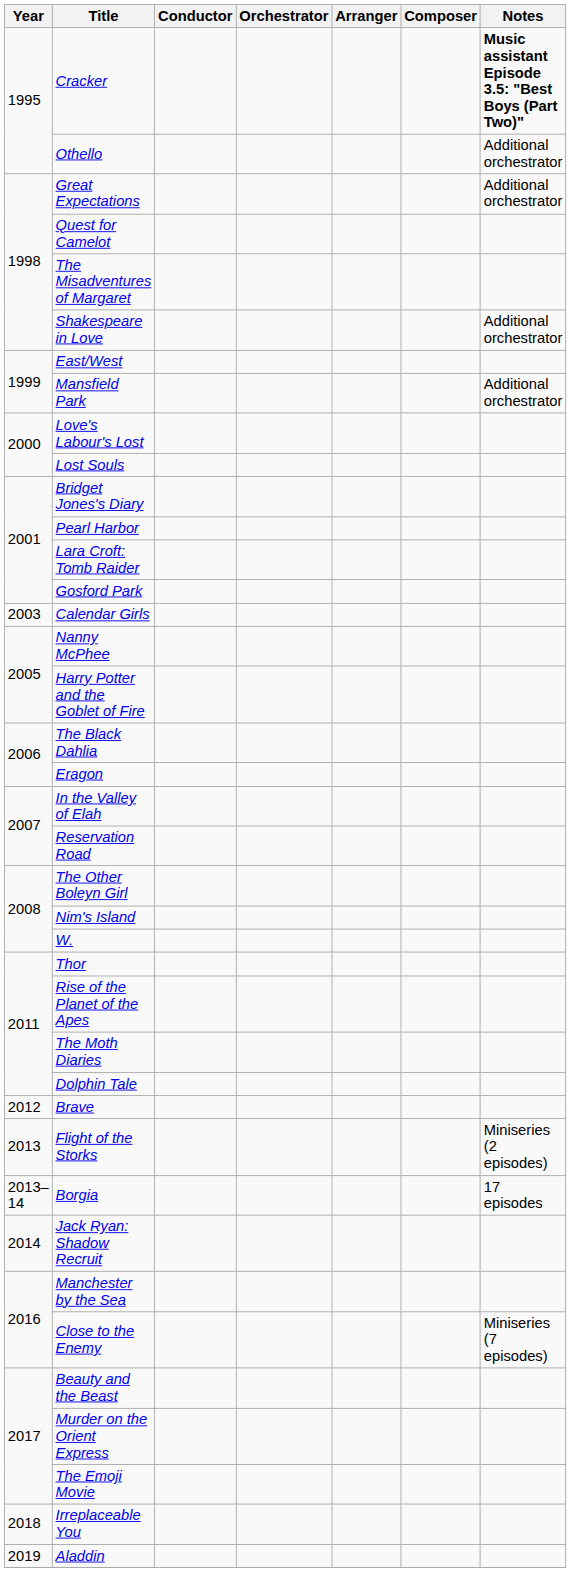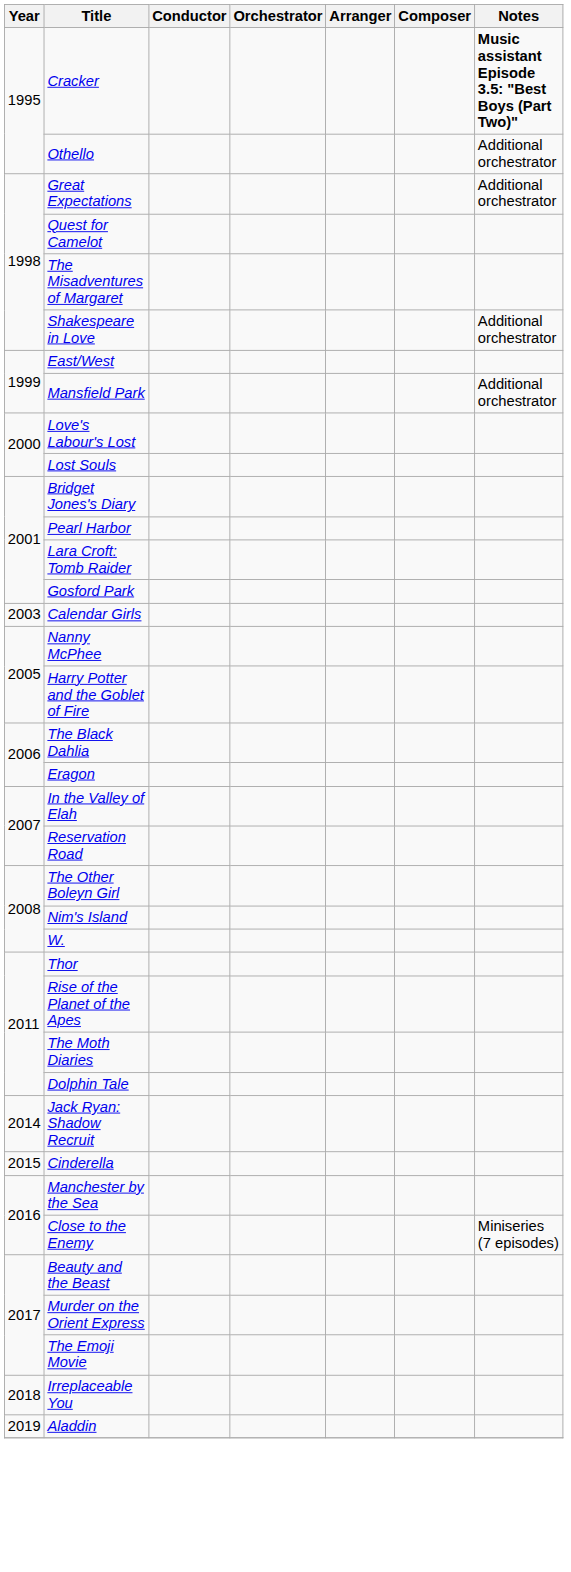- row: (75, 1107)
- row: (94, 1147)
- row: (77, 1195)
+ row: (81, 1163)
